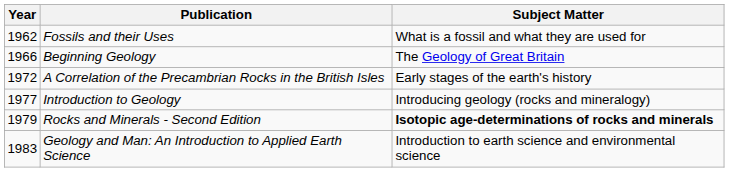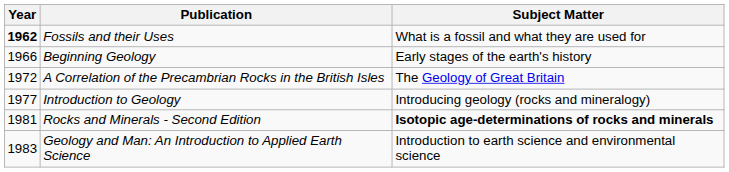(22, 36) normal -> (22, 36) bold
(480, 57) The Geology of Great Britain -> (493, 57) Early stages of the earth's history
(493, 78) Early stages of the earth's history -> (480, 78) The Geology of Great Britain
(22, 120) 1979 -> (22, 120) 1981
